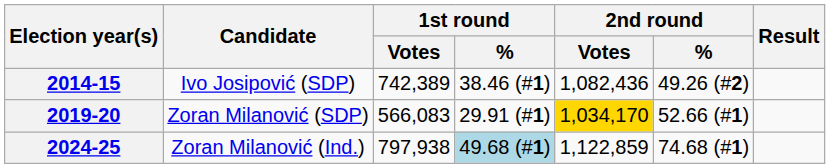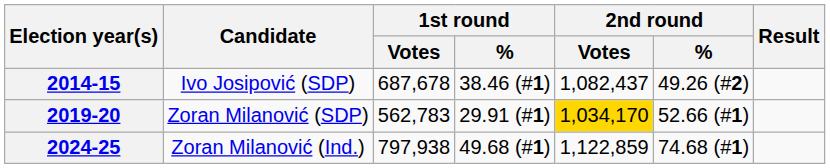(414, 83) 742,389 -> (414, 83) 687,678
(604, 83) 1,082,436 -> (604, 83) 1,082,437
(414, 115) 566,083 -> (414, 115) 562,783
(505, 147) lightblue background -> (505, 147) no background
